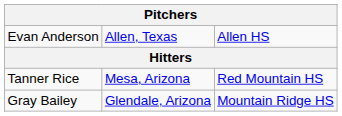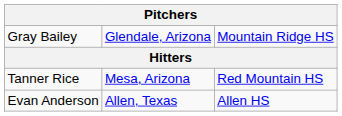rows swapped: (42, 100) <-> (53, 36)
